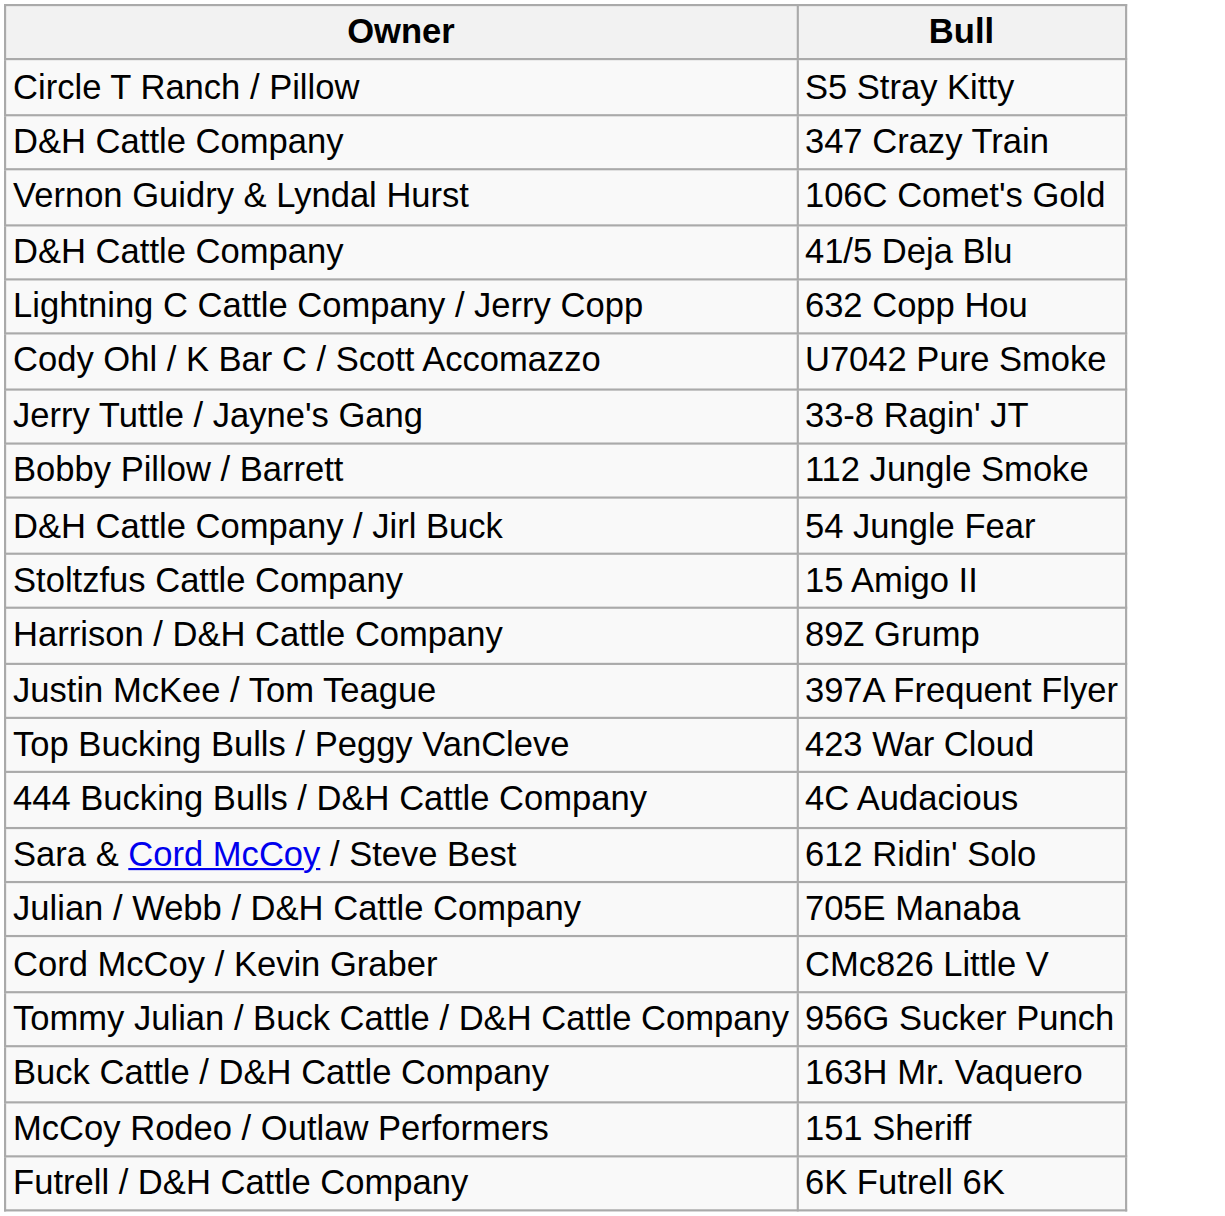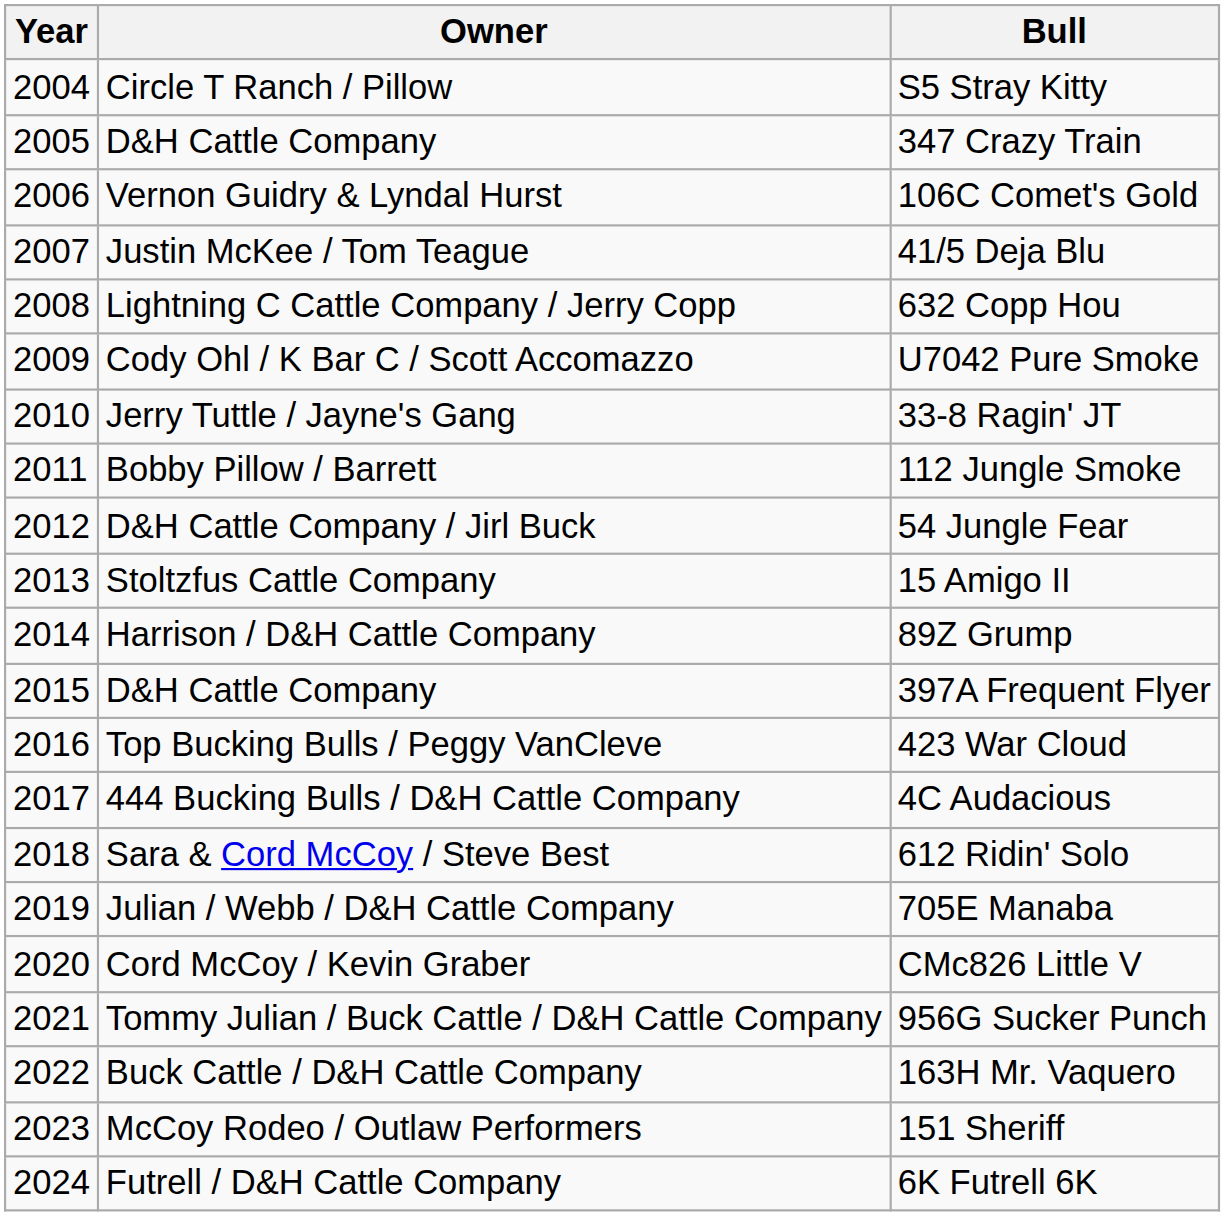+ column: (51, 31)
(178, 251) D&H Cattle Company -> (318, 251) Justin McKee / Tom Teague
(225, 689) Justin McKee / Tom Teague -> (271, 689) D&H Cattle Company
